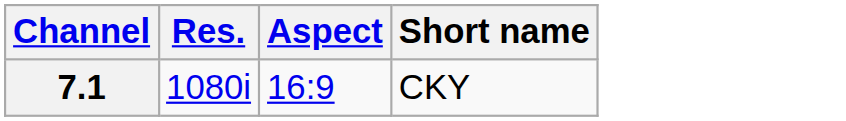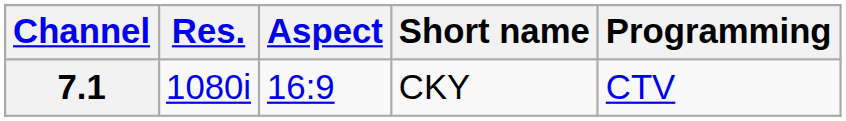+ column: (719, 32)
